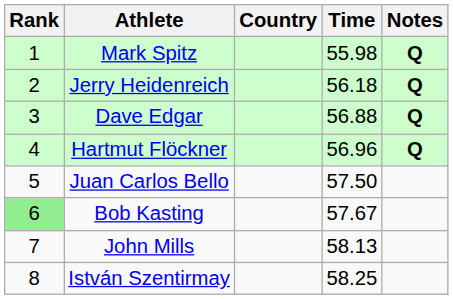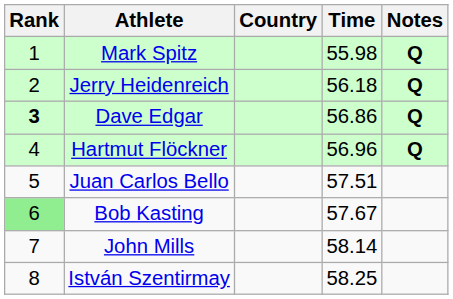(34, 117) normal -> (34, 117) bold
(352, 117) 56.88 -> (352, 117) 56.86
(352, 181) 57.50 -> (352, 181) 57.51
(352, 246) 58.13 -> (352, 246) 58.14
